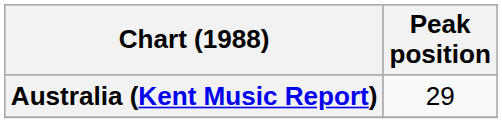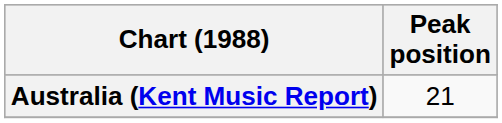(440, 95) 29 -> (440, 95) 21
